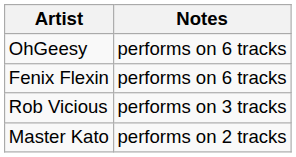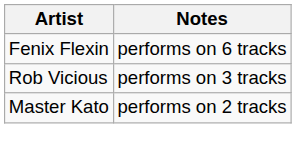- row: (48, 48)
